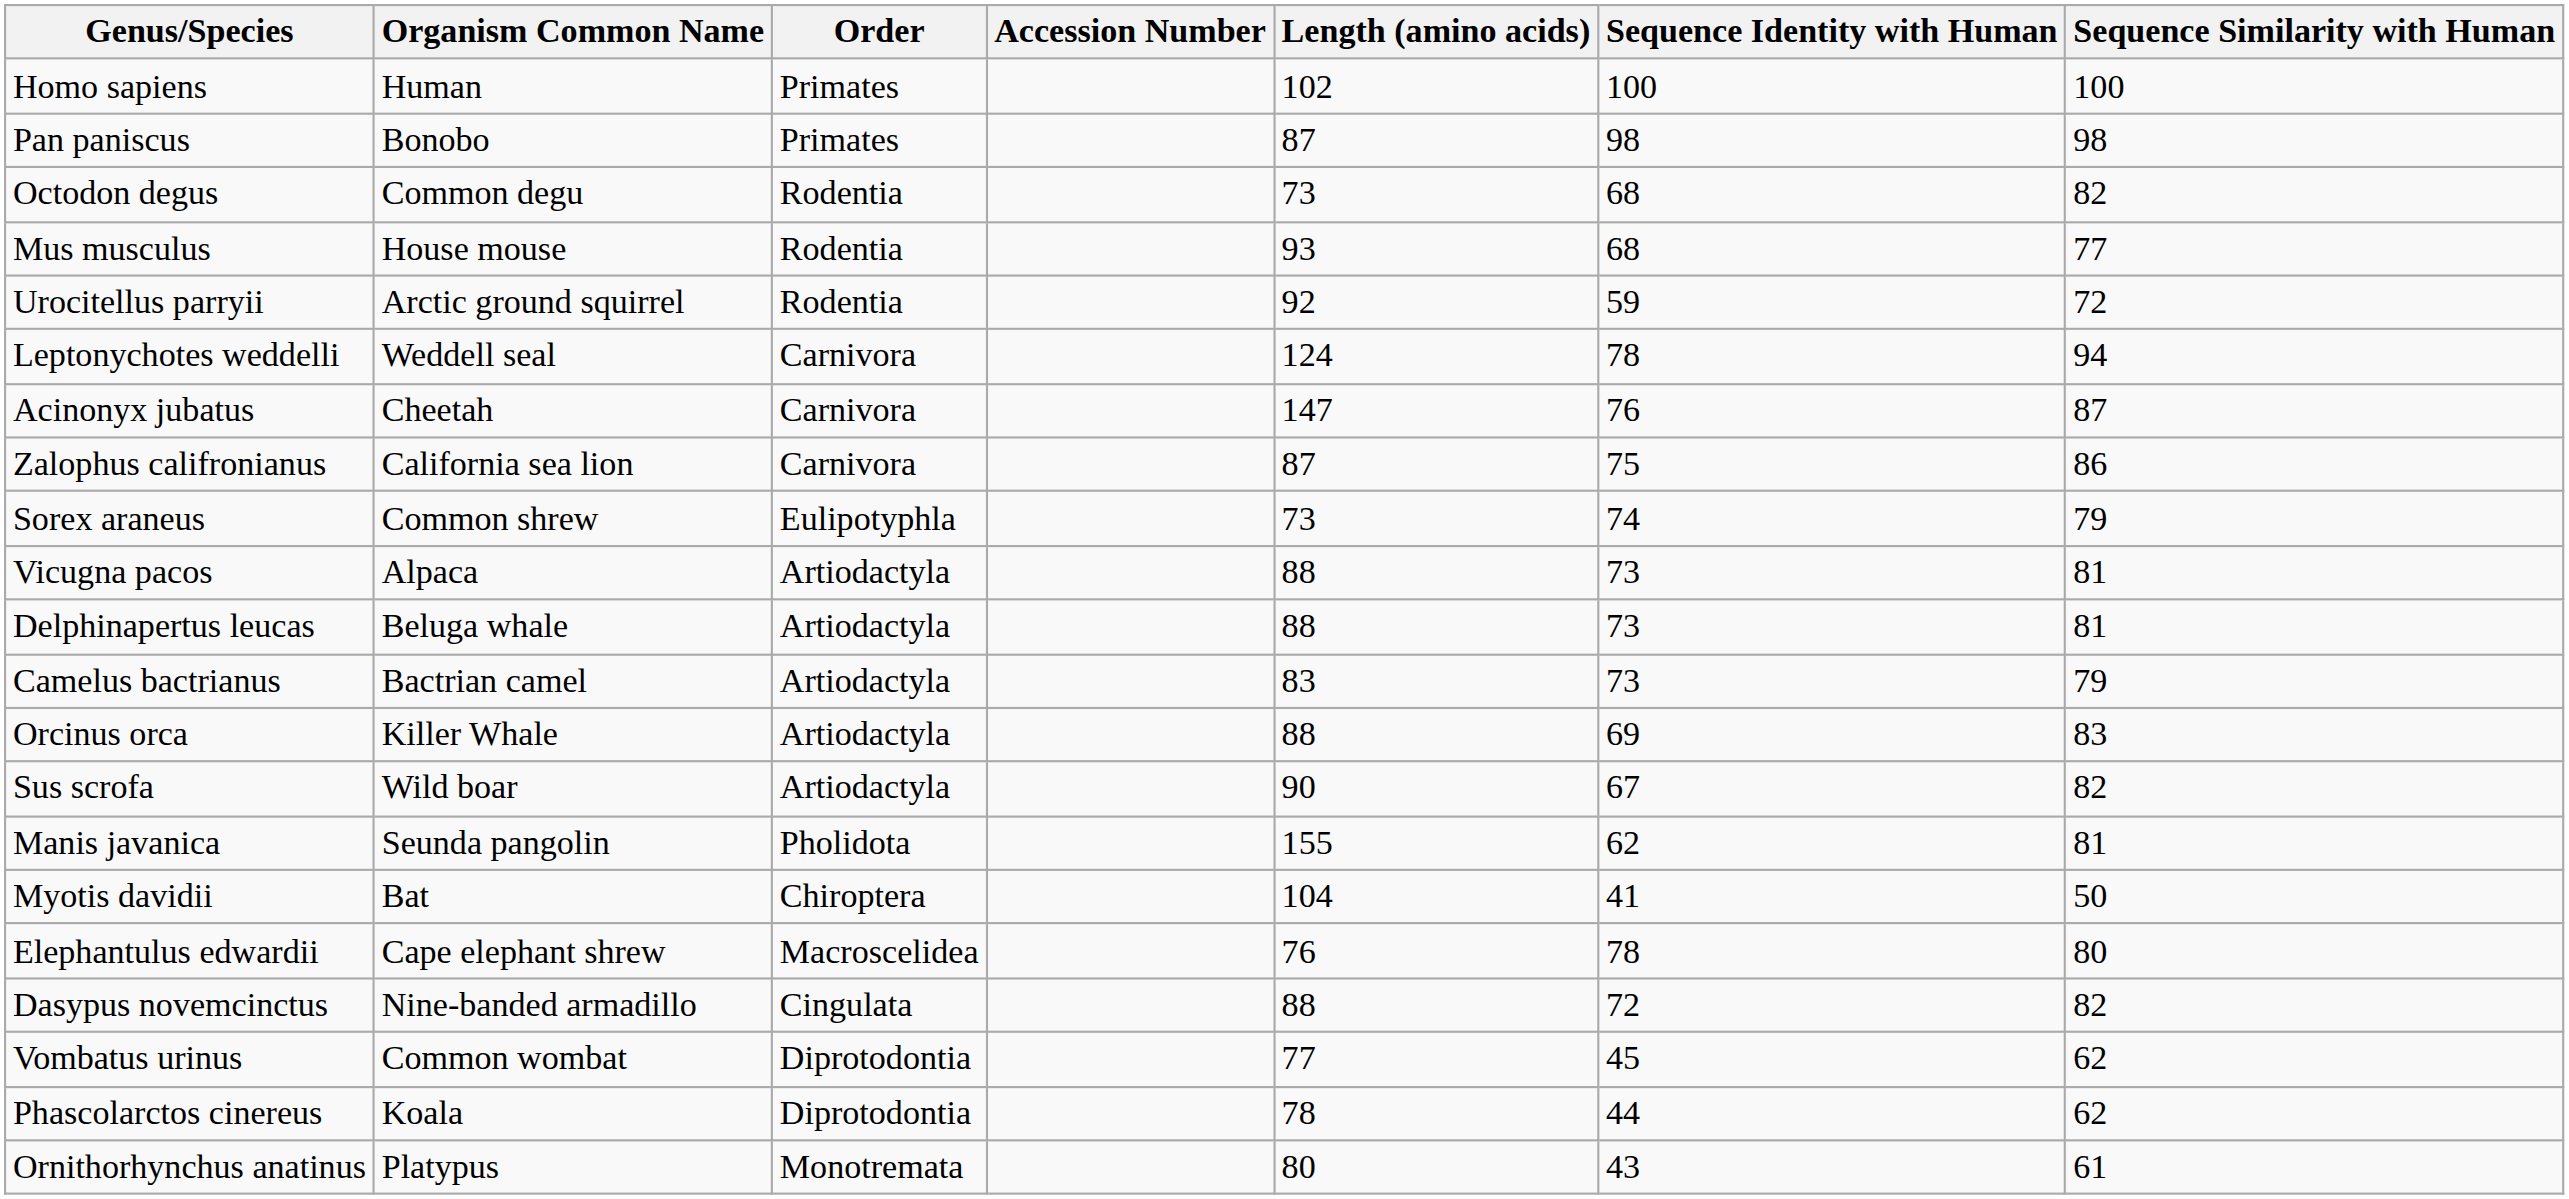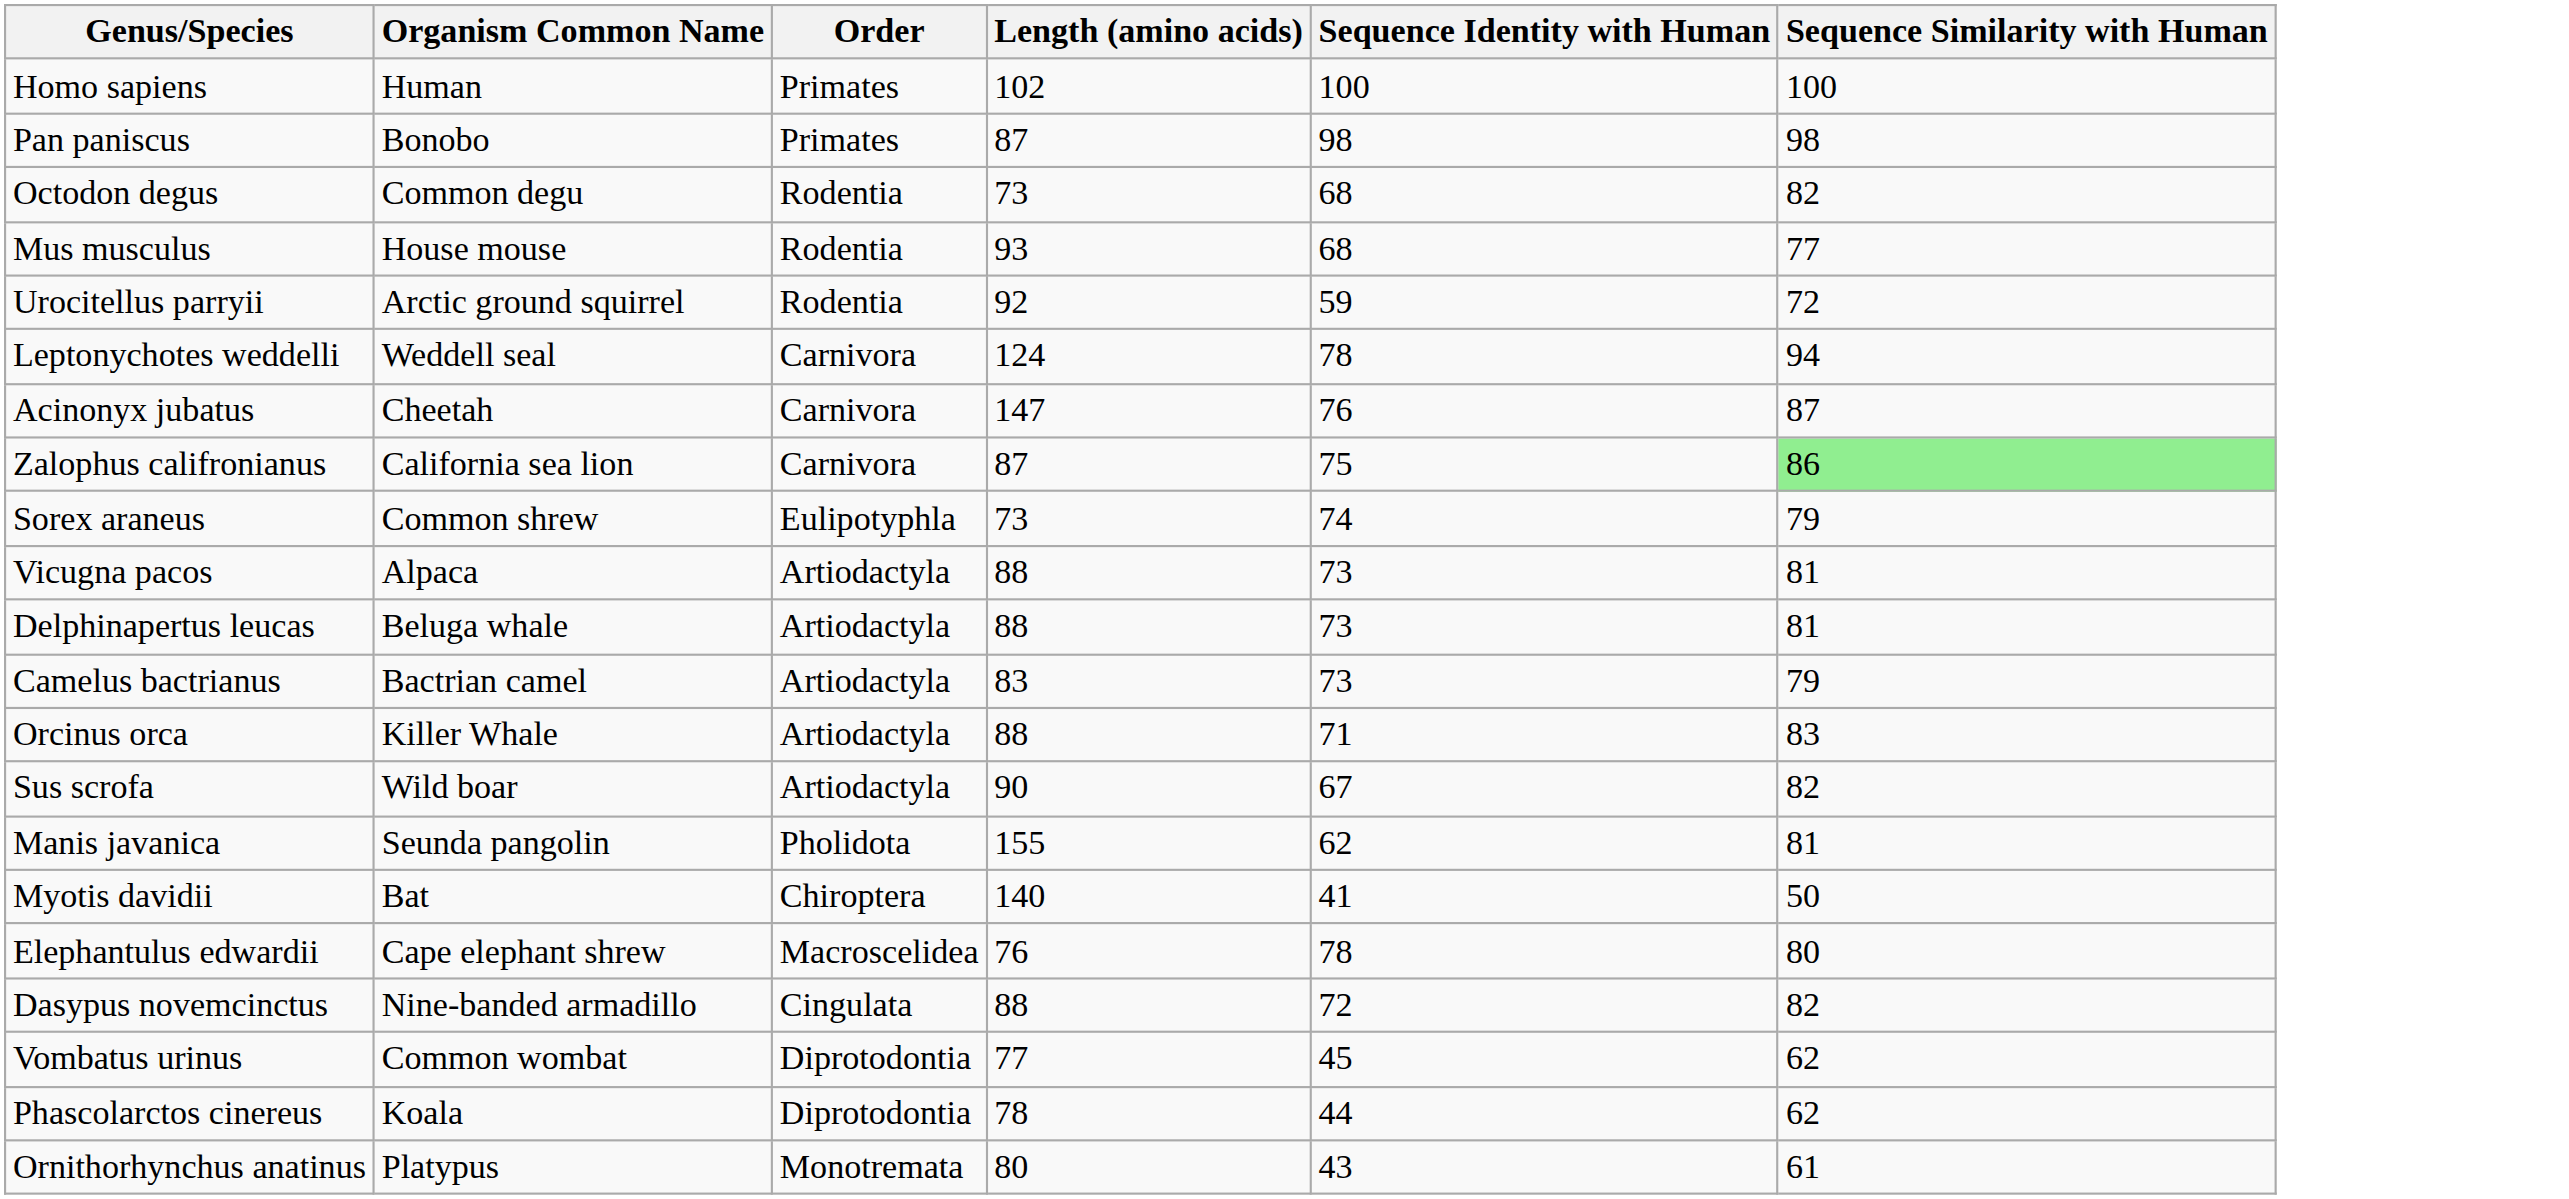- column: (1130, 31)
(2090, 463) no background -> (1803, 463) lightgreen background
(1623, 734) 69 -> (1336, 734) 71
(1307, 896) 104 -> (1020, 896) 140
